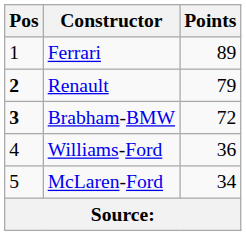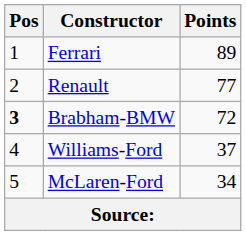(14, 85) bold -> (14, 85) normal
(227, 85) 79 -> (227, 85) 77
(227, 150) 36 -> (227, 150) 37
